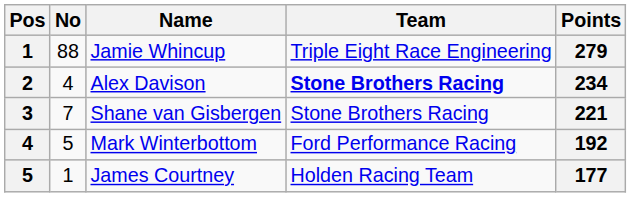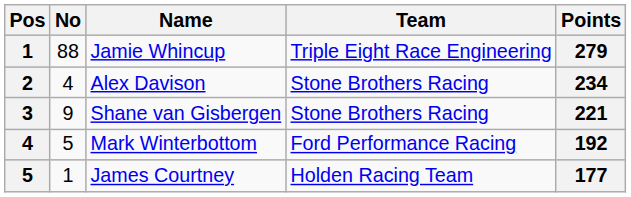(397, 82) bold -> (390, 82) normal
(68, 113) 7 -> (68, 113) 9
